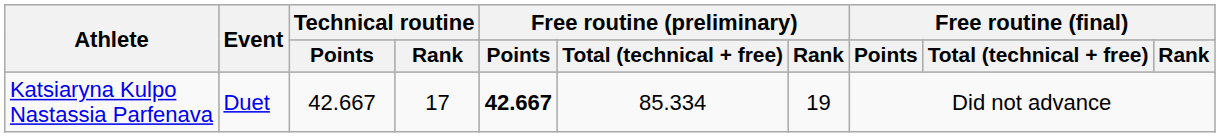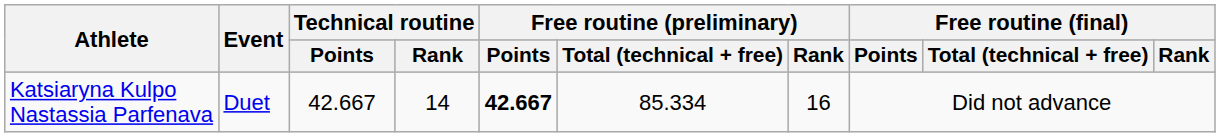(438, 102) 17 -> (438, 102) 14
(818, 102) 19 -> (818, 102) 16
